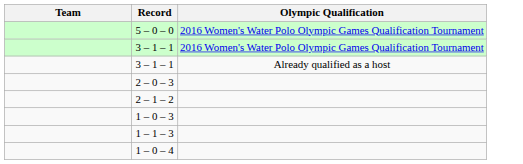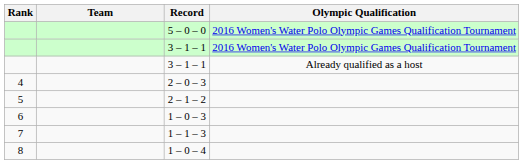+ column: (20, 13)
